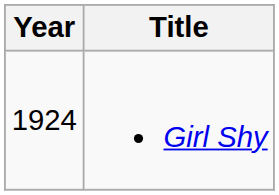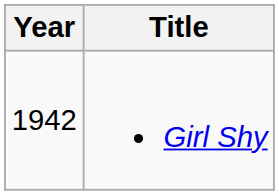(44, 119) 1924 -> (44, 119) 1942
